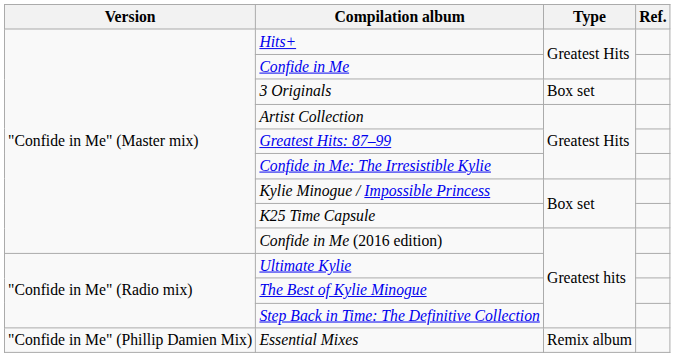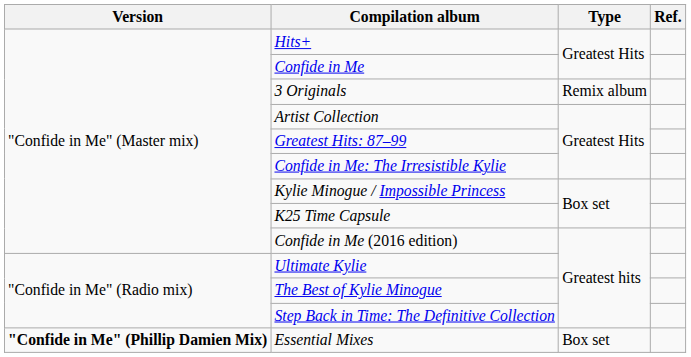(571, 91) Box set -> (605, 91) Remix album
(130, 340) normal -> (138, 340) bold
(590, 340) Remix album -> (586, 340) Box set
